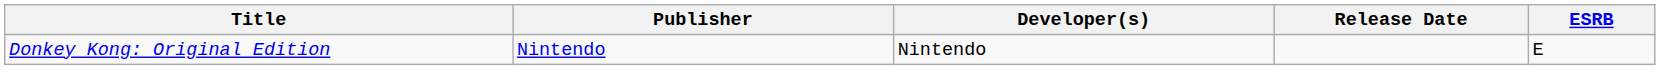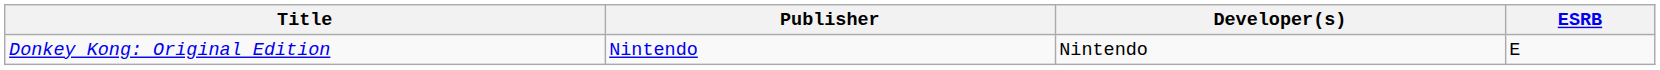- column: (1401, 20)
